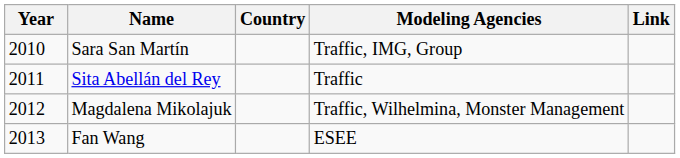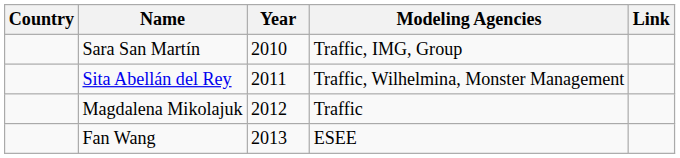columns swapped: (36, 19) <-> (273, 19)
(338, 79) Traffic -> (469, 79) Traffic, Wilhelmina, Monster Management
(469, 109) Traffic, Wilhelmina, Monster Management -> (338, 109) Traffic
